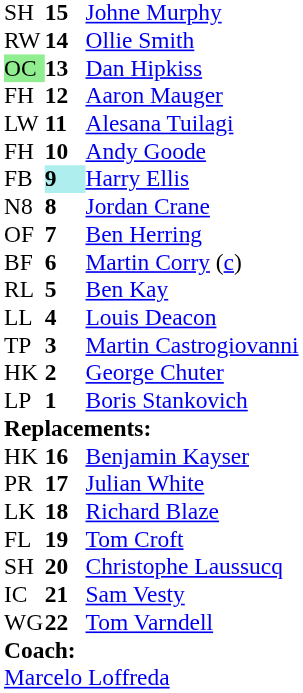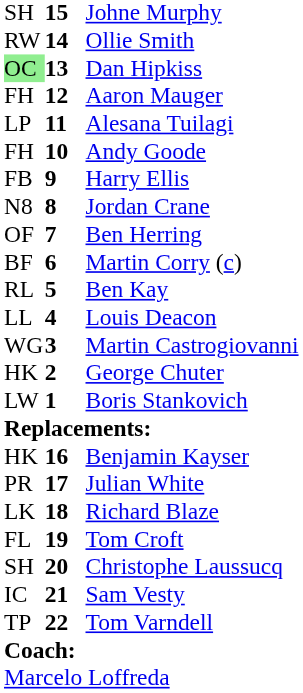(21, 123) LW -> (18, 123) LP
(51, 178) paleturquoise background -> (51, 178) no background
(18, 345) TP -> (24, 345) WG
(18, 400) LP -> (21, 400) LW
(24, 622) WG -> (18, 622) TP
